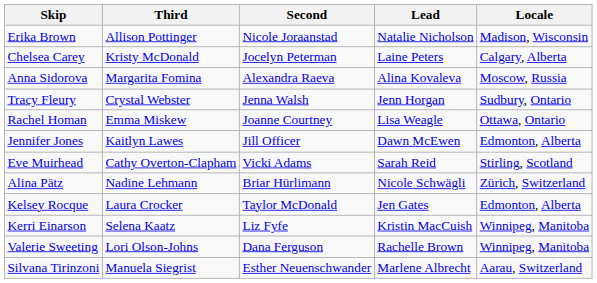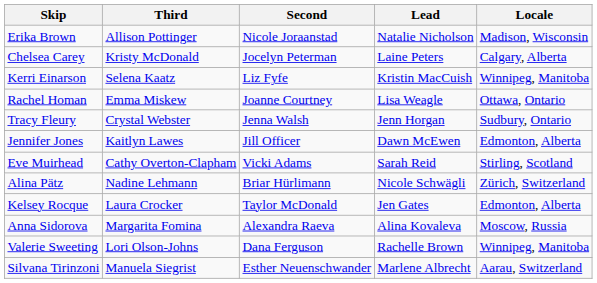rows swapped: (47, 225) <-> (47, 78)
rows swapped: (42, 99) <-> (47, 120)
